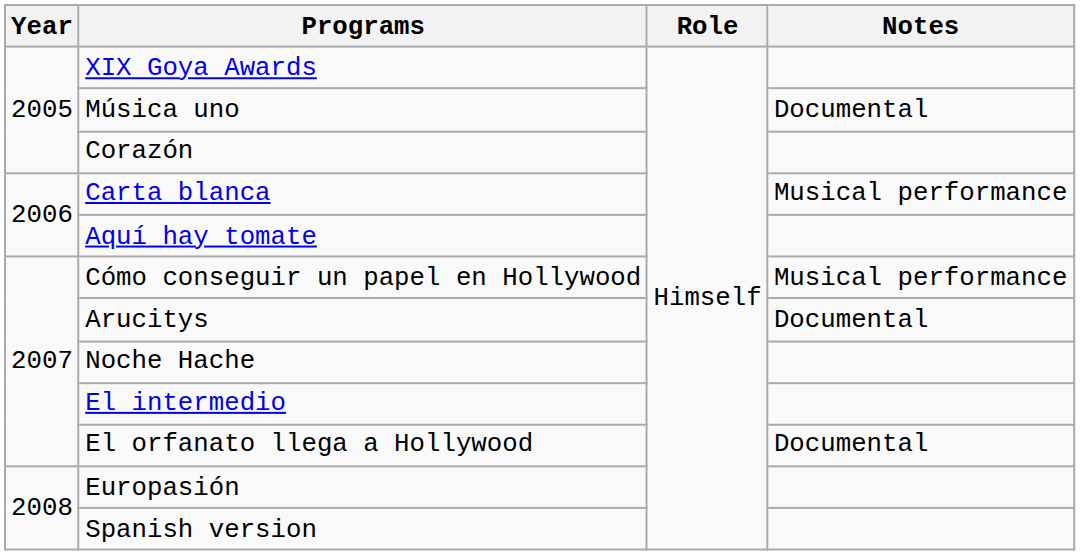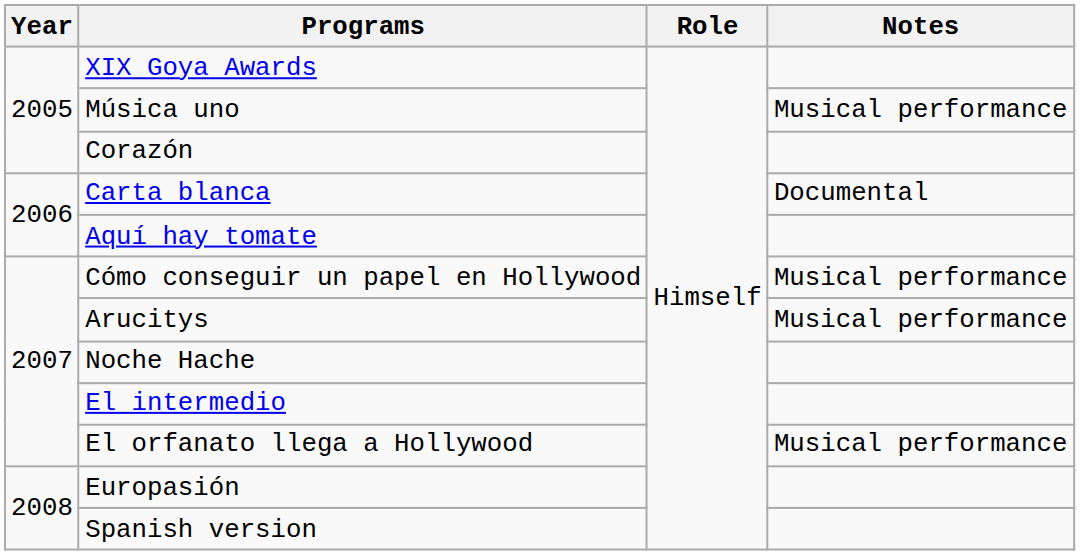(851, 110) Documental -> (921, 110) Musical performance
(921, 194) Musical performance -> (851, 194) Documental
(851, 320) Documental -> (921, 320) Musical performance
(851, 445) Documental -> (921, 445) Musical performance
